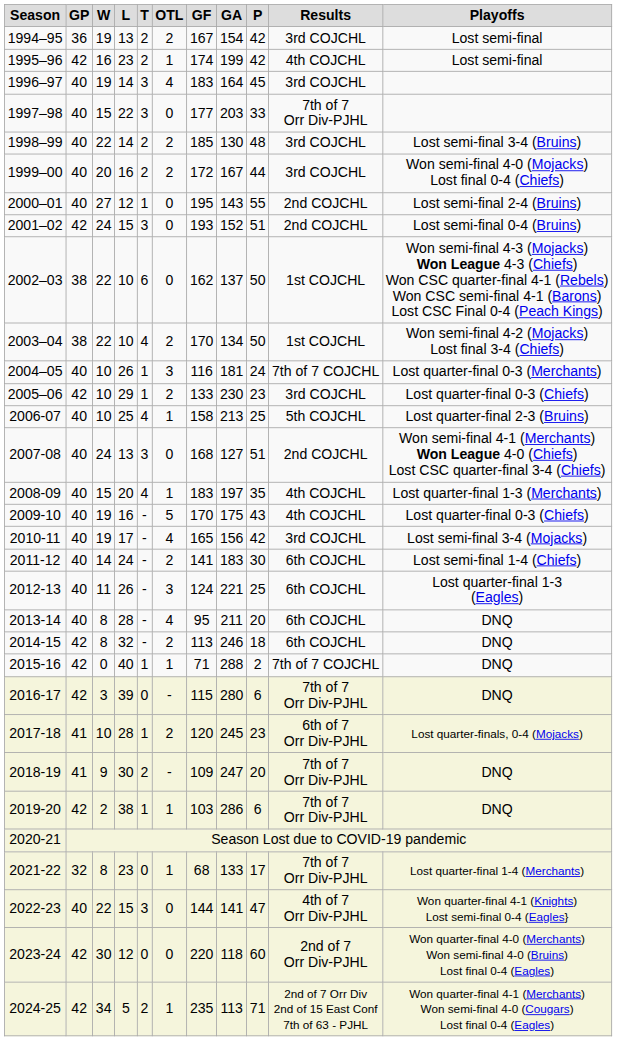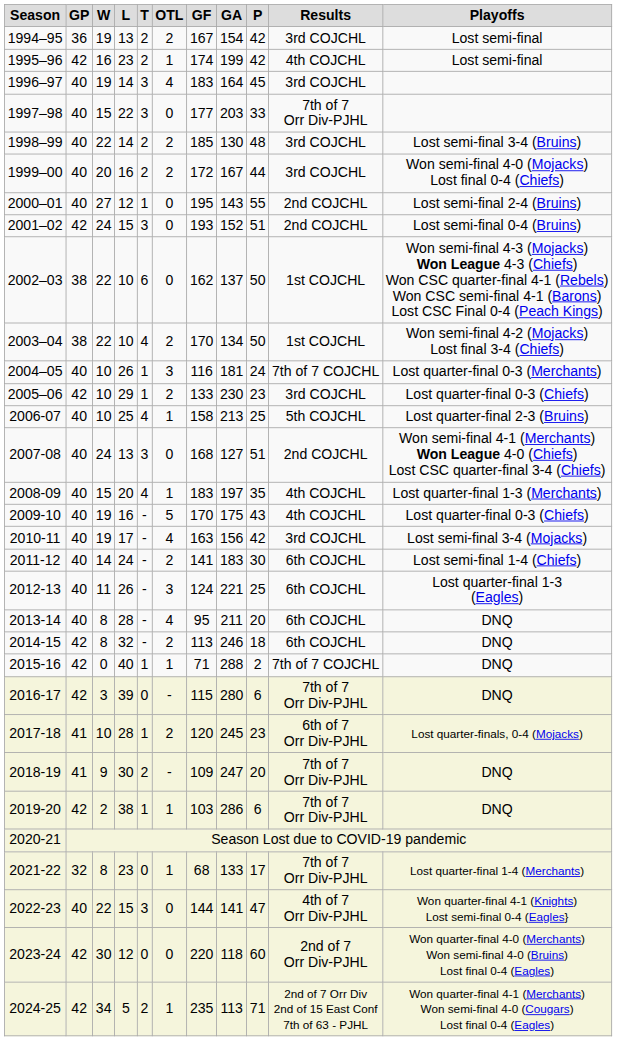(202, 537) 165 -> (202, 537) 163
